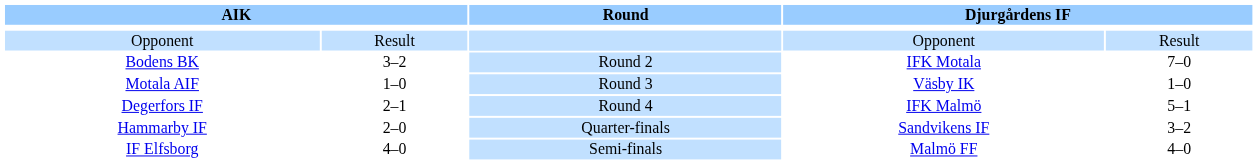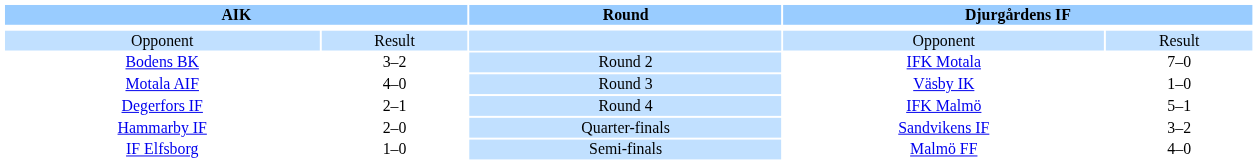(395, 84) 1–0 -> (395, 84) 4–0
(395, 149) 4–0 -> (395, 149) 1–0
